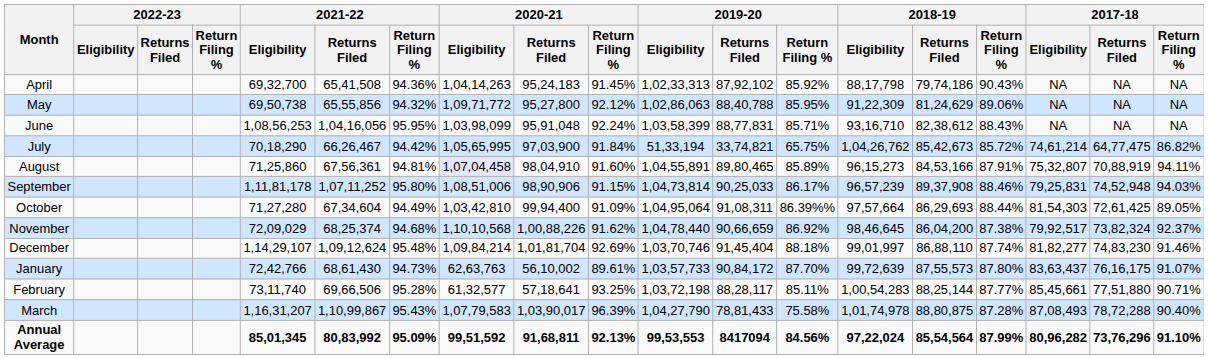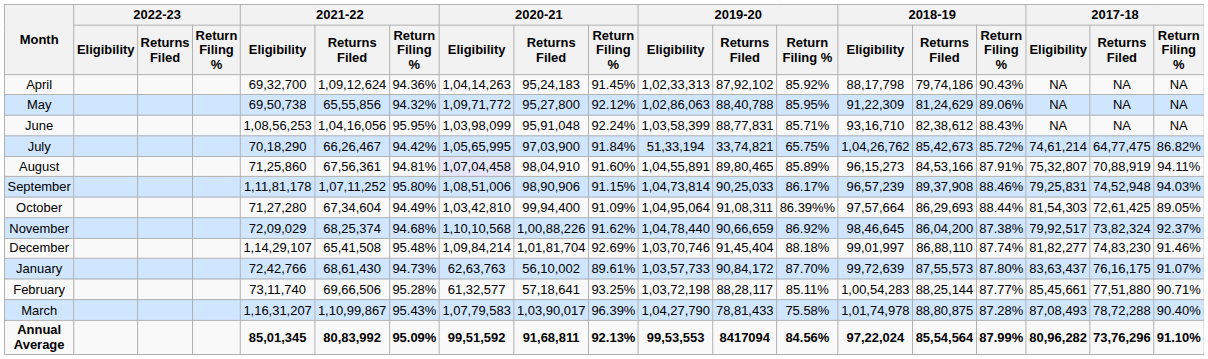(352, 85) 65,41,508 -> (352, 85) 1,09,12,624
(352, 249) 1,09,12,624 -> (352, 249) 65,41,508
